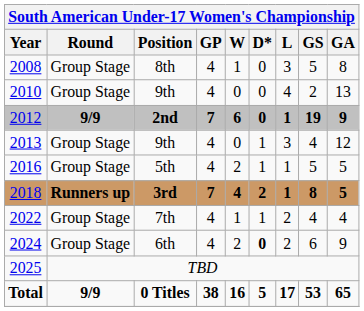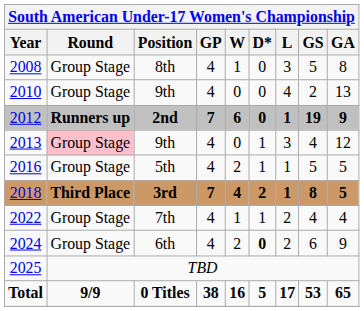(90, 117) 9/9 -> (90, 117) Runners up
(90, 142) no background -> (90, 142) pink background
(90, 192) Runners up -> (90, 192) Third Place
